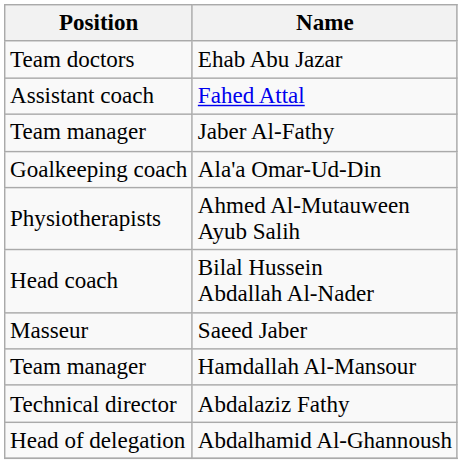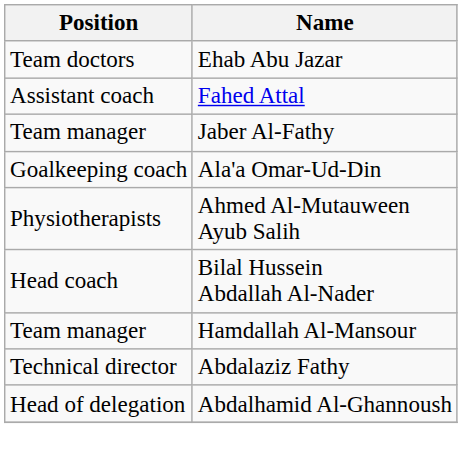- row: (253, 330)
